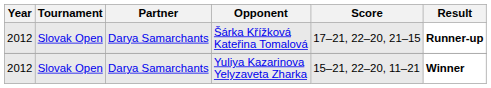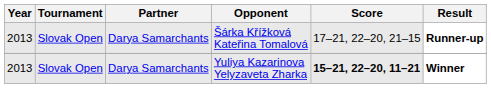(20, 38) 2012 -> (20, 38) 2013
(20, 69) 2012 -> (20, 69) 2013
(367, 69) normal -> (367, 69) bold
